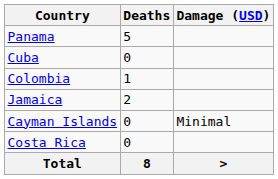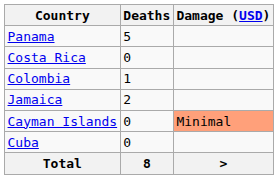rows swapped: (47, 142) <-> (23, 57)
(204, 121) no background -> (204, 121) lightsalmon background
